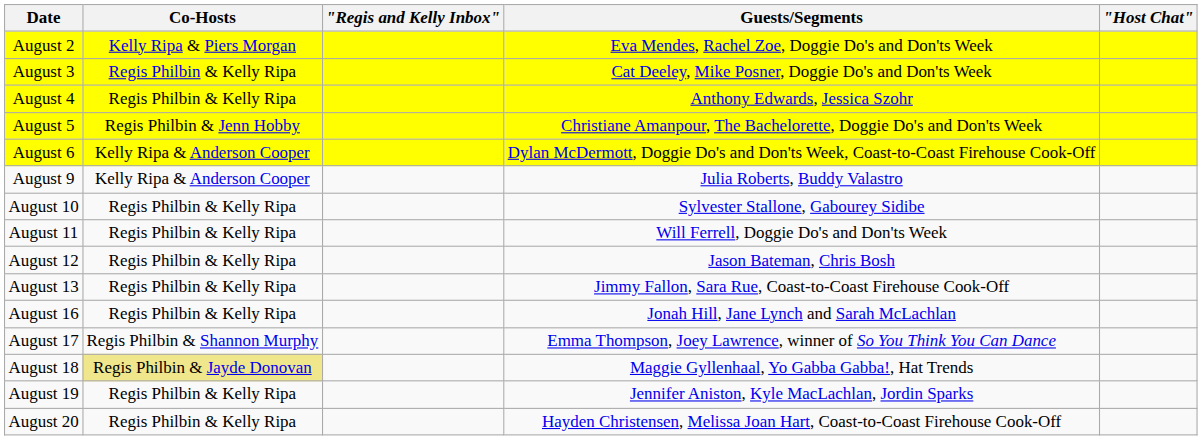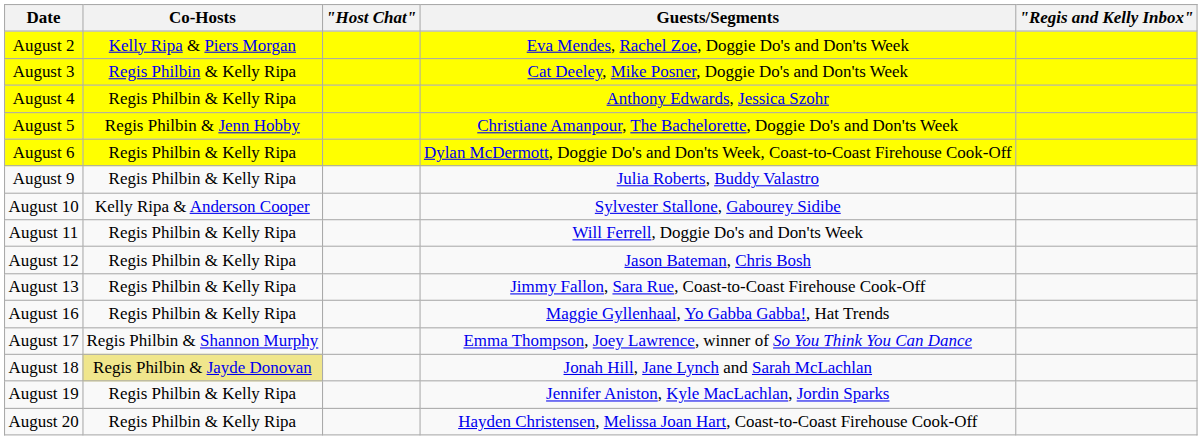columns swapped: (1148, 17) <-> (413, 17)
(202, 152) Kelly Ripa & Anderson Cooper -> (202, 152) Regis Philbin & Kelly Ripa
(202, 179) Kelly Ripa & Anderson Cooper -> (202, 179) Regis Philbin & Kelly Ripa
(202, 206) Regis Philbin & Kelly Ripa -> (202, 206) Kelly Ripa & Anderson Cooper
(802, 313) Jonah Hill, Jane Lynch and Sarah McLachlan -> (718, 313) Maggie Gyllenhaal, Yo Gabba Gabba!, Hat Trends
(802, 367) Maggie Gyllenhaal, Yo Gabba Gabba!, Hat Trends -> (718, 367) Jonah Hill, Jane Lynch and Sarah McLachlan
